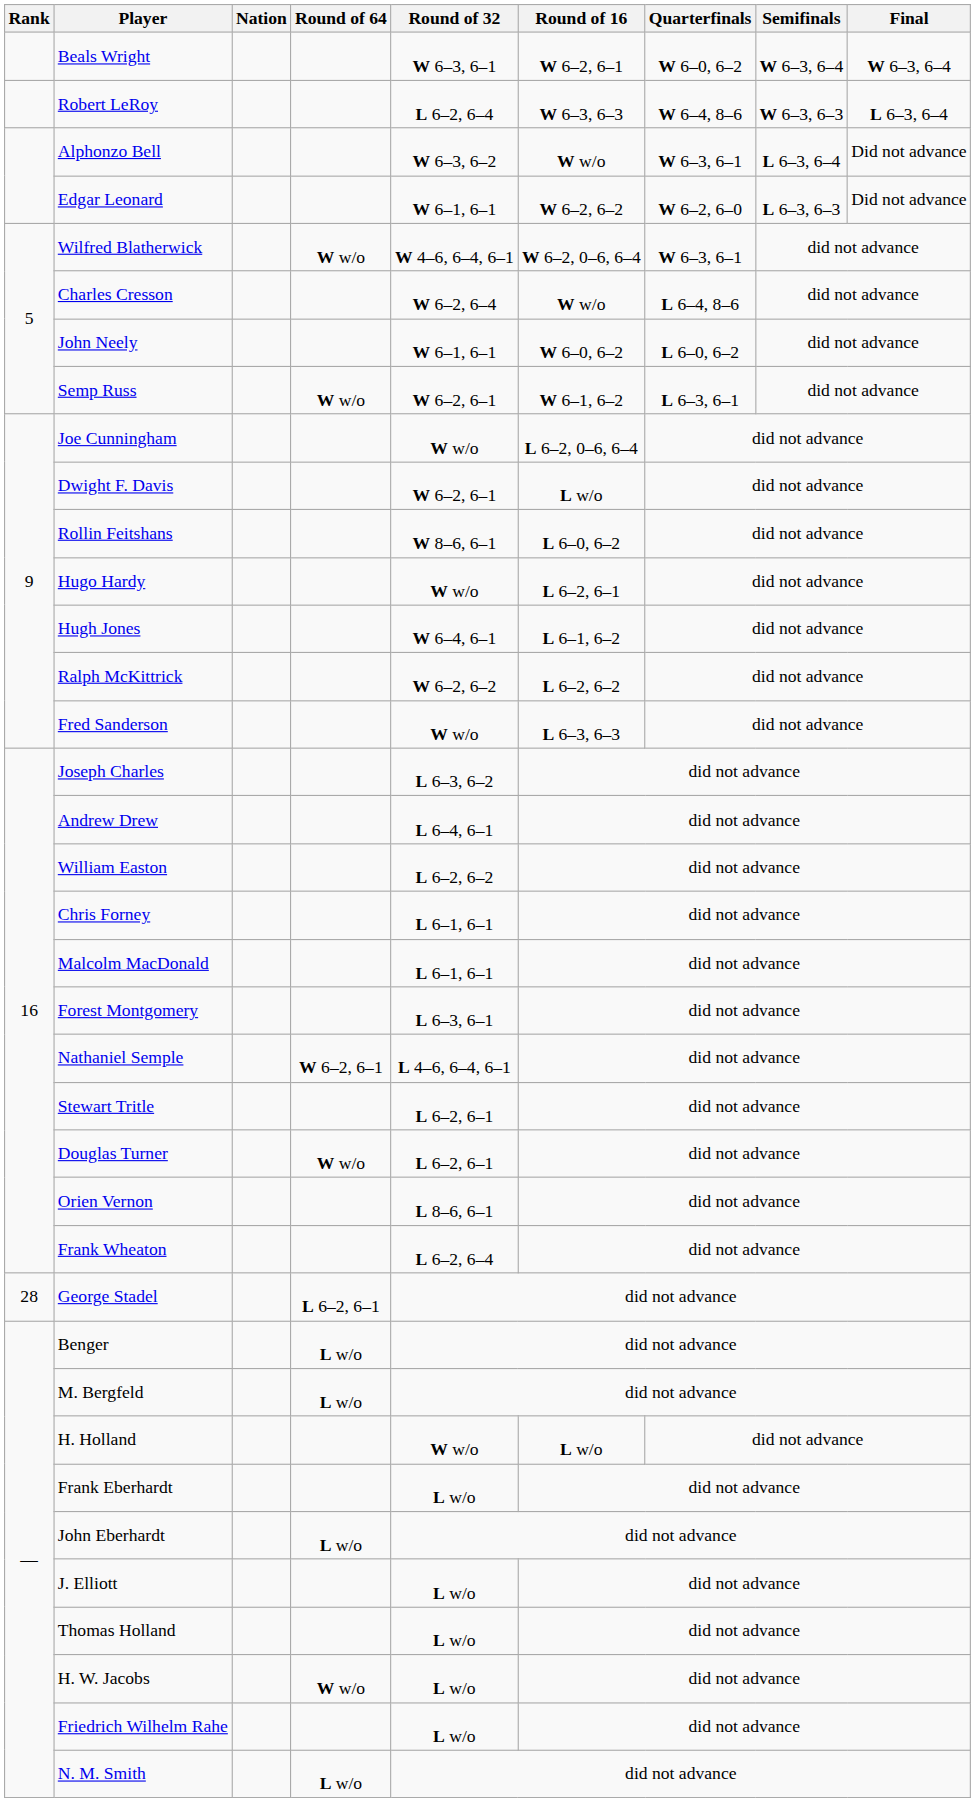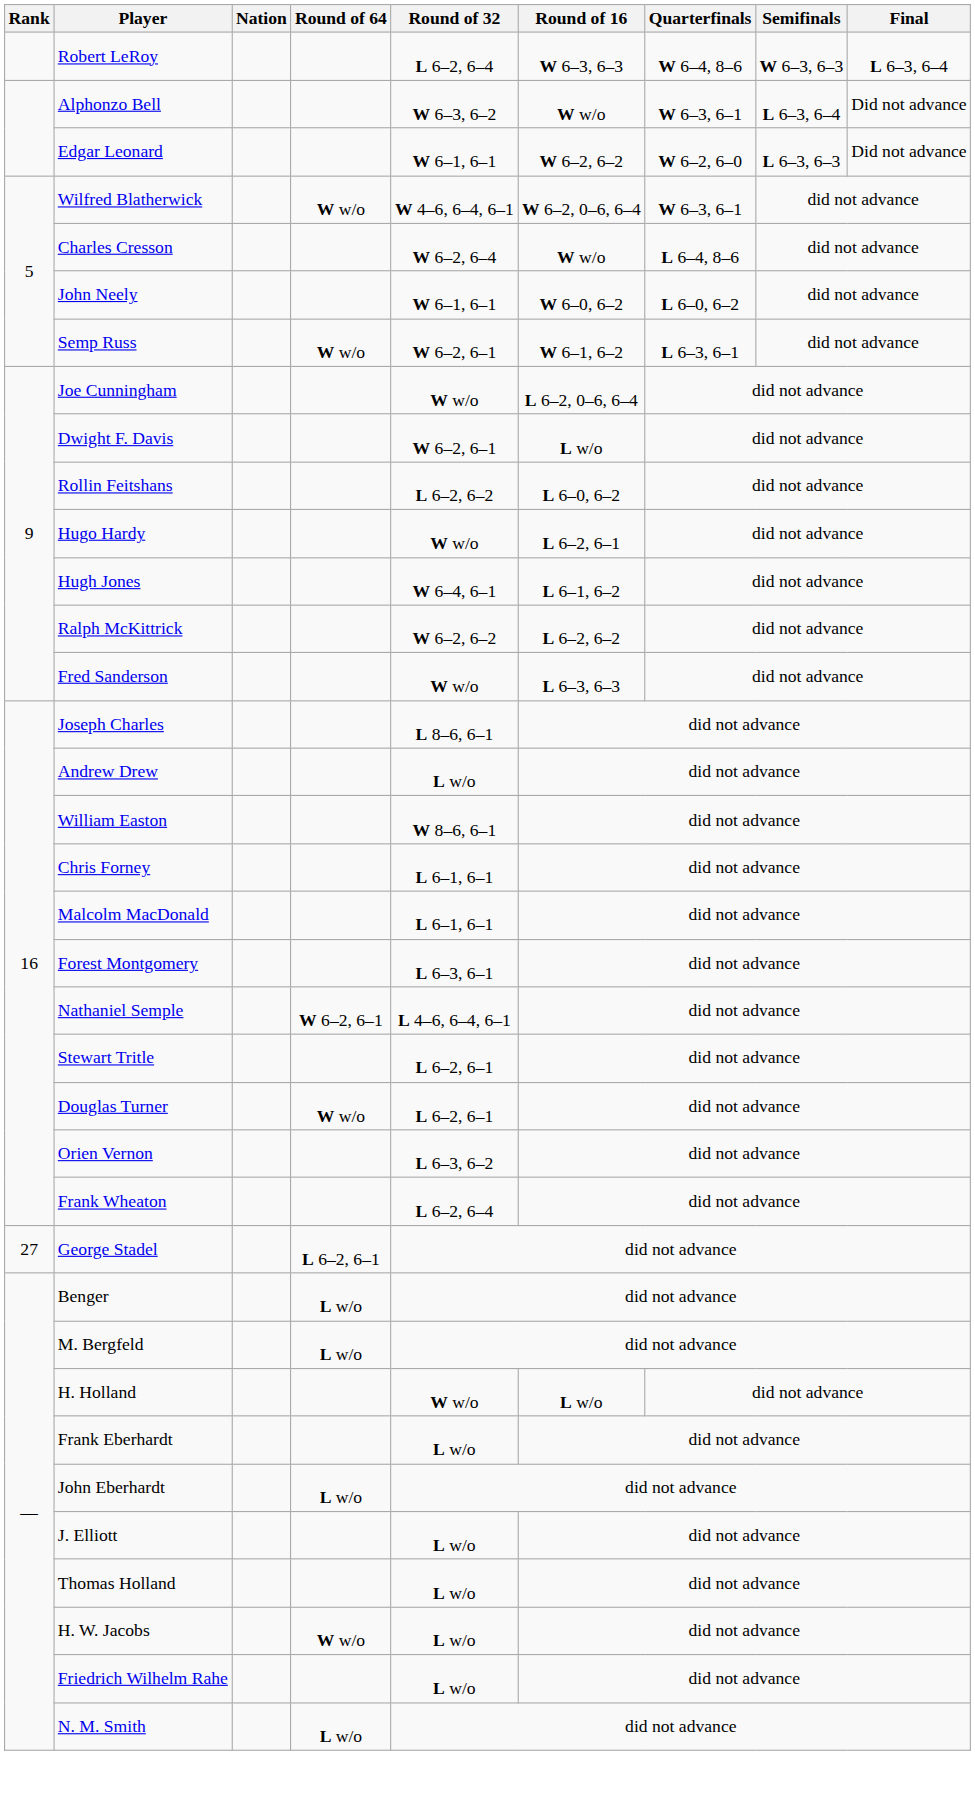- row: (104, 56)
(454, 543) W 8–6, 6–1 -> (454, 495) L 6–2, 6–2
(454, 781) L 6–3, 6–2 -> (454, 734) L 8–6, 6–1
(454, 829) L 6–4, 6–1 -> (454, 781) L w/o
(454, 877) L 6–2, 6–2 -> (454, 829) W 8–6, 6–1
(454, 1211) L 8–6, 6–1 -> (454, 1163) L 6–3, 6–2
(29, 1296) 28 -> (29, 1249) 27
